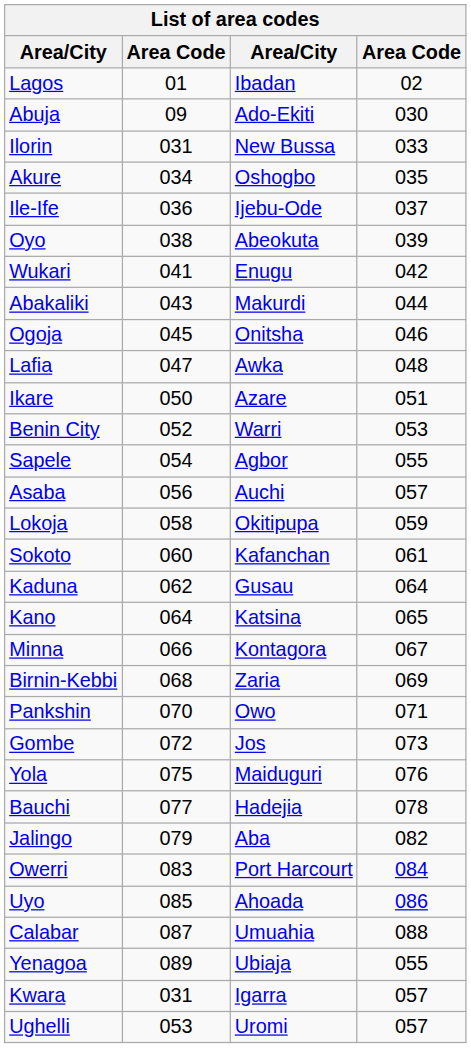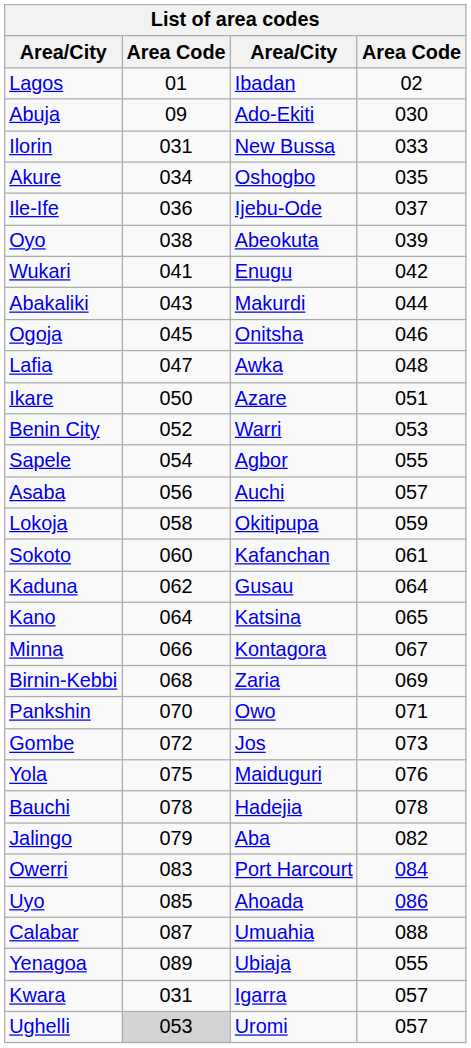(176, 806) 077 -> (176, 806) 078
(176, 1027) no background -> (176, 1027) lightgrey background
